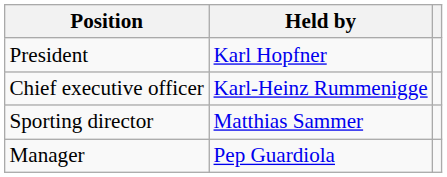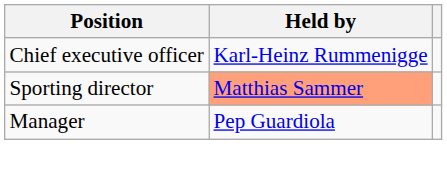- row: (49, 54)
(288, 121) no background -> (288, 88) lightsalmon background
